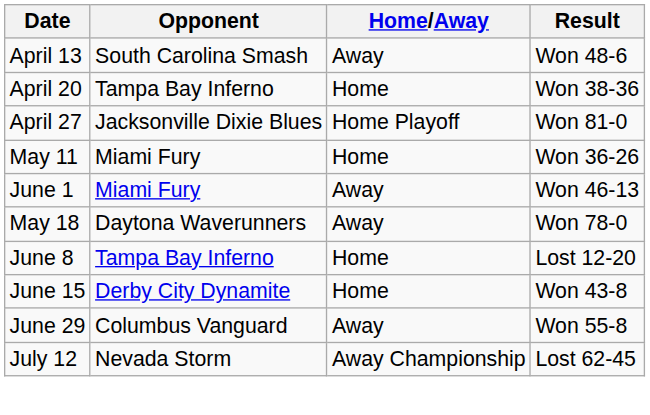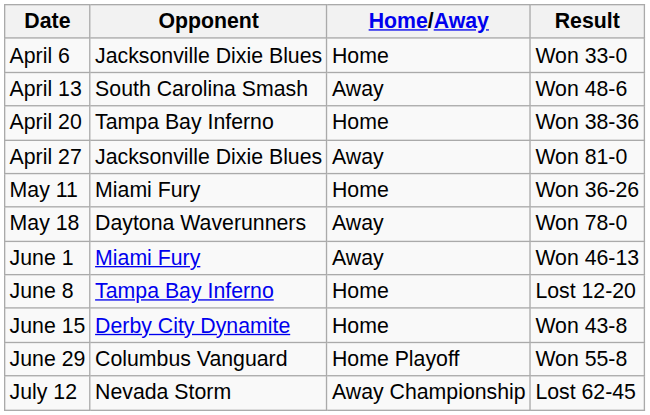+ row: (40, 55)
(396, 122) Home Playoff -> (358, 156) Away
rows swapped: (44, 223) <-> (42, 190)
(358, 325) Away -> (396, 358) Home Playoff
